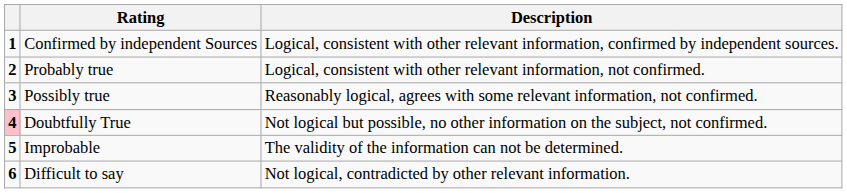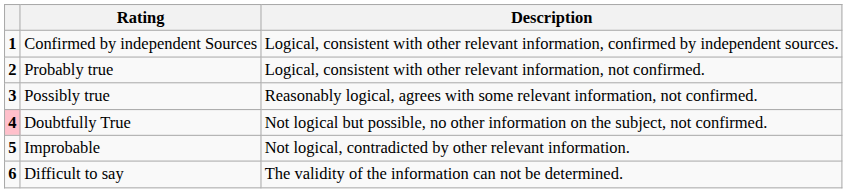(444, 148) The validity of the information can not be determined. -> (447, 148) Not logical, contradicted by other relevant information.
(447, 174) Not logical, contradicted by other relevant information. -> (444, 174) The validity of the information can not be determined.
